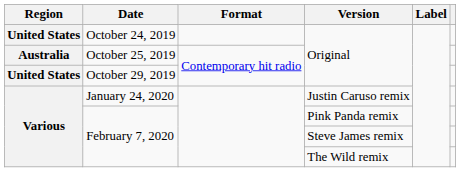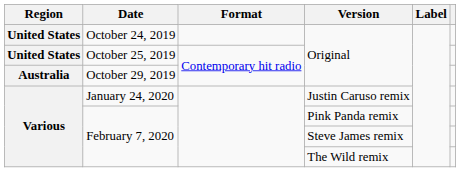(44, 55) Australia -> (44, 55) United States
(44, 75) United States -> (44, 75) Australia
